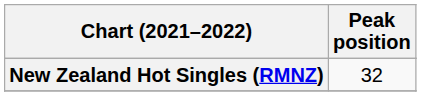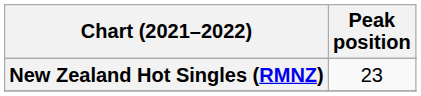(372, 74) 32 -> (372, 74) 23
